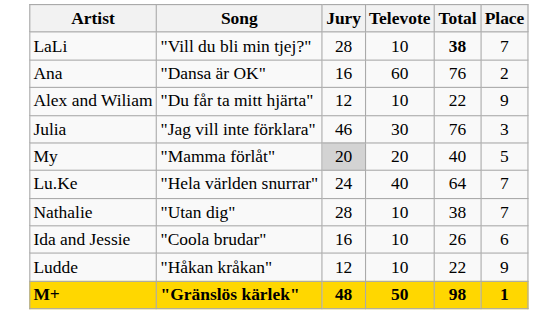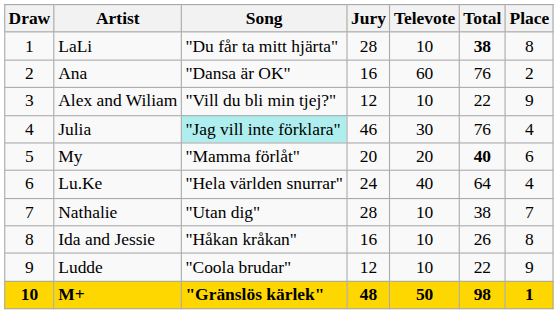+ column: (29, 18)
(236, 45) "Vill du bli min tjej?" -> (262, 45) "Du får ta mitt hjärta"
(504, 45) 7 -> (529, 45) 8
(237, 101) "Du får ta mitt hjärta" -> (261, 101) "Vill du bli min tjej?"
(238, 128) no background -> (263, 128) paleturquoise background
(504, 128) 3 -> (529, 128) 4
(344, 156) lightgrey background -> (368, 156) no background
(458, 156) normal -> (482, 156) bold
(504, 156) 5 -> (529, 156) 6
(504, 184) 7 -> (529, 184) 4
(213, 239) "Coola brudar" -> (241, 239) "Håkan kråkan"
(504, 239) 6 -> (529, 239) 8
(216, 267) "Håkan kråkan" -> (238, 267) "Coola brudar"
